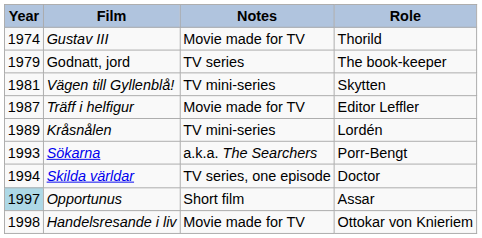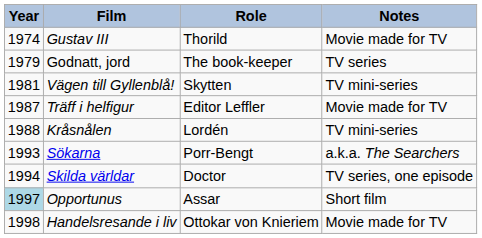columns swapped: (405, 16) <-> (257, 16)
(24, 130) 1989 -> (24, 130) 1988
